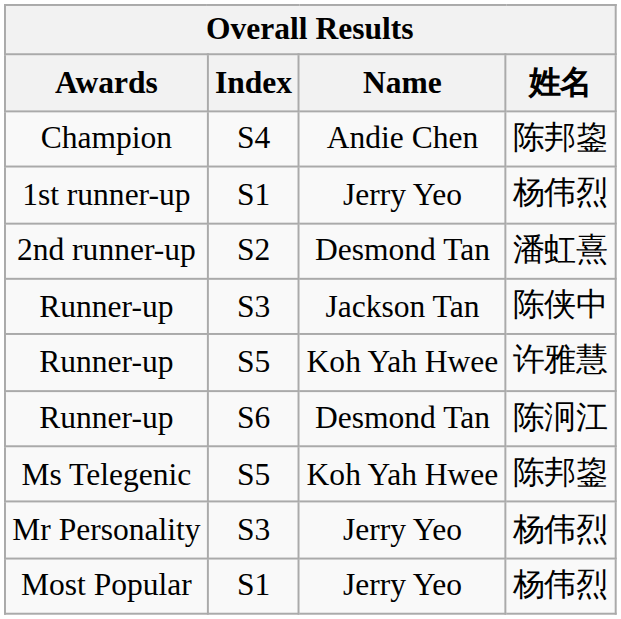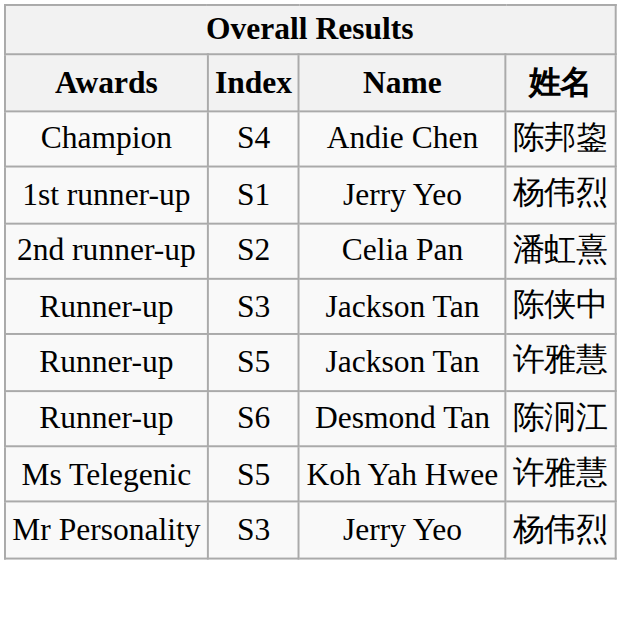(402, 250) Desmond Tan -> (402, 250) Celia Pan
(402, 361) Koh Yah Hwee -> (402, 361) Jackson Tan
(560, 472) 陈邦鋆 -> (560, 472) 许雅慧
- row: (106, 585)
